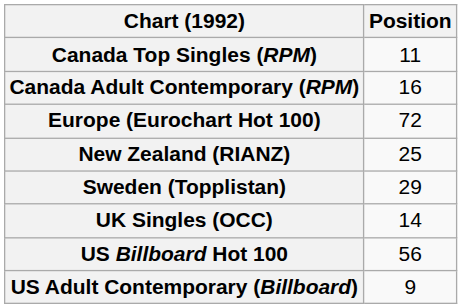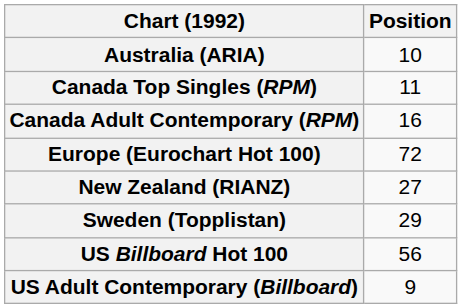+ row: (184, 54)
(410, 154) 25 -> (410, 187) 27
- row: (184, 220)
